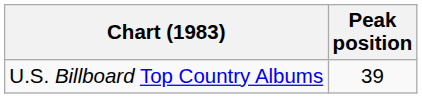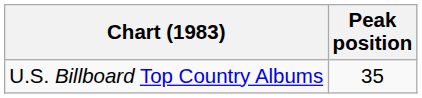(372, 76) 39 -> (372, 76) 35
